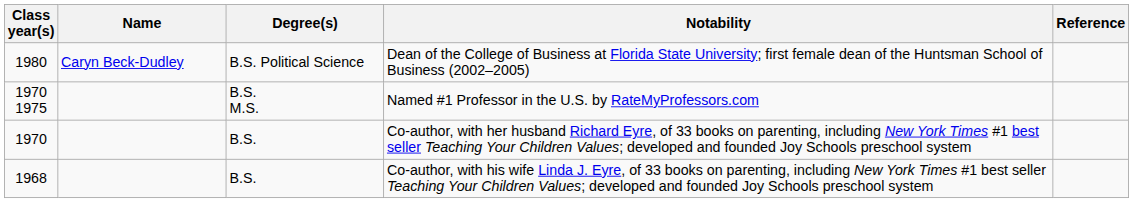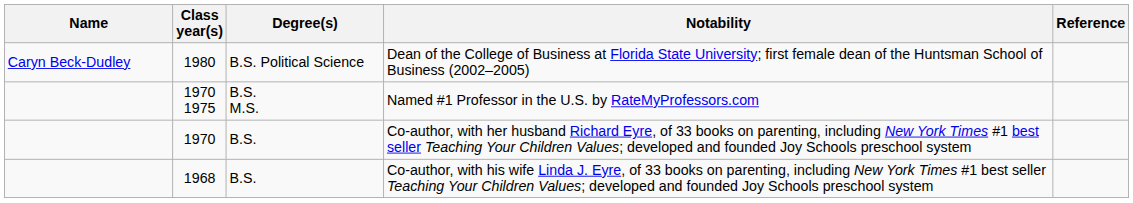columns swapped: (142, 23) <-> (31, 23)
